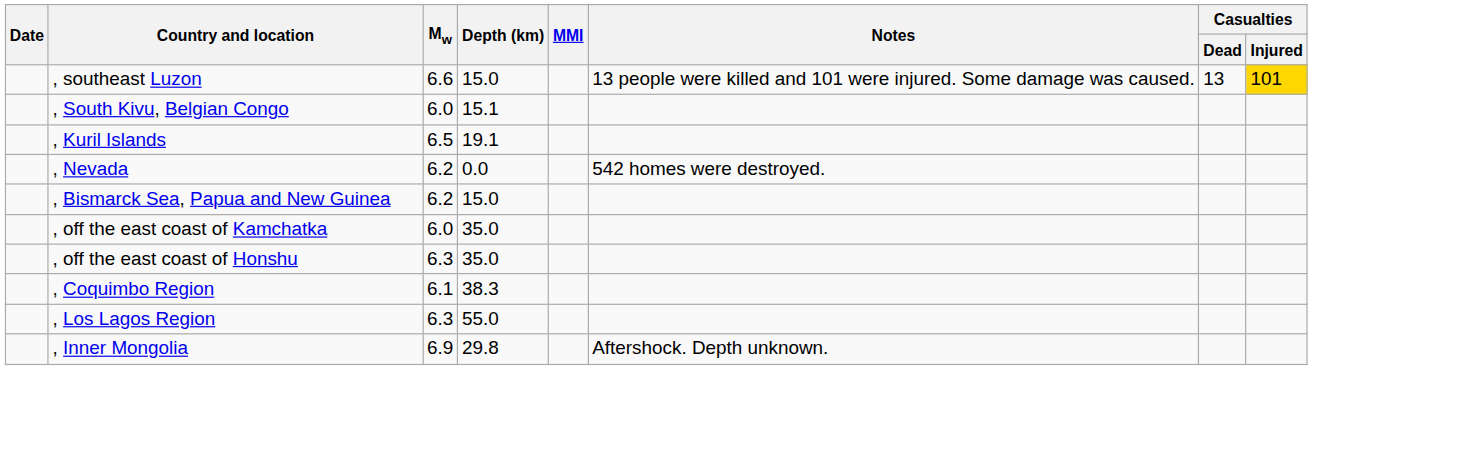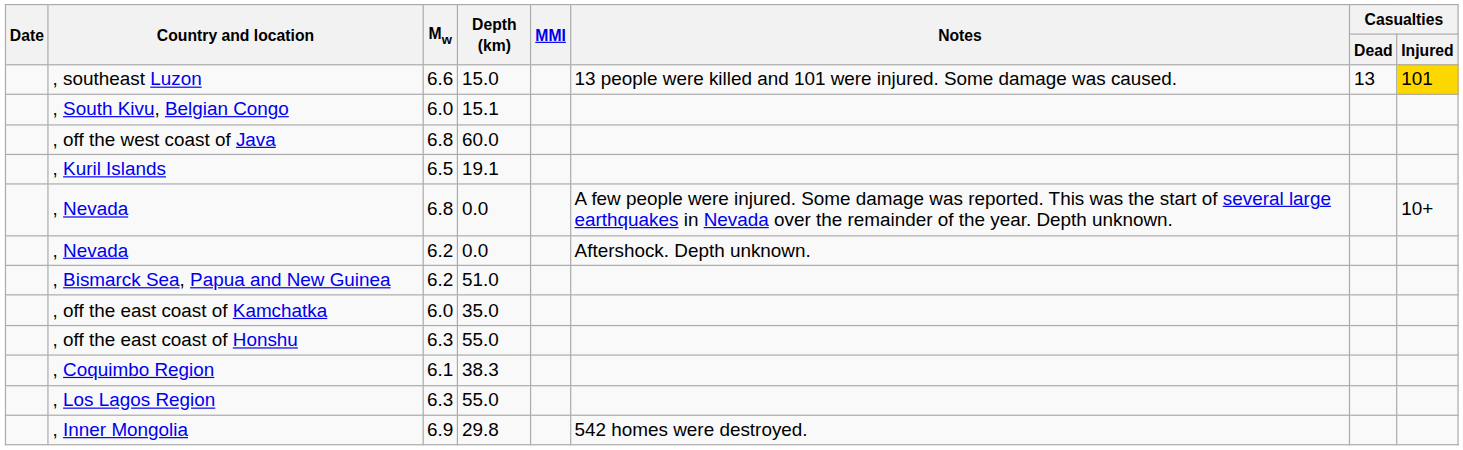+ row: (164, 139)
+ row: (90, 209)
(709, 169) 542 homes were destroyed. -> (693, 250) Aftershock. Depth unknown.
(480, 199) 15.0 -> (480, 280) 51.0
(480, 259) 35.0 -> (480, 340) 55.0
(710, 348) Aftershock. Depth unknown. -> (691, 429) 542 homes were destroyed.
